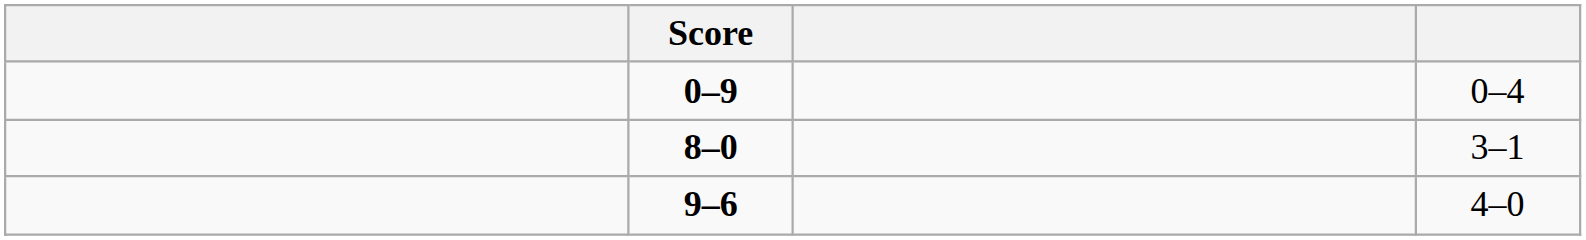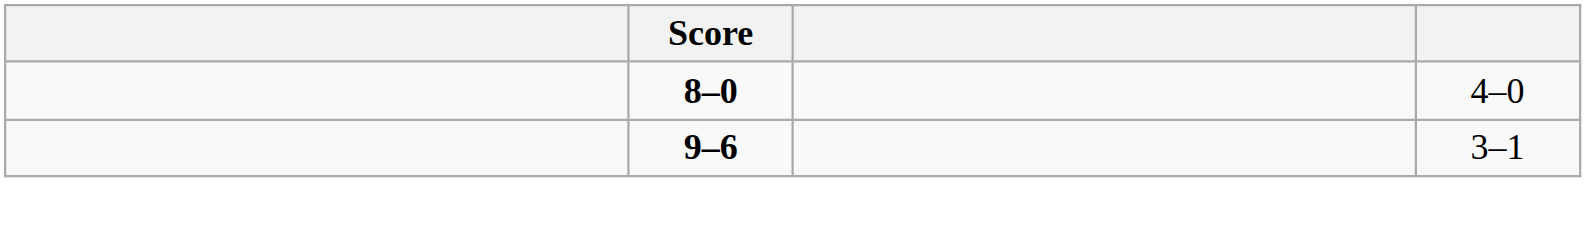- row: (711, 90)
(1498, 147) 3–1 -> (1498, 90) 4–0
(1498, 204) 4–0 -> (1498, 147) 3–1
